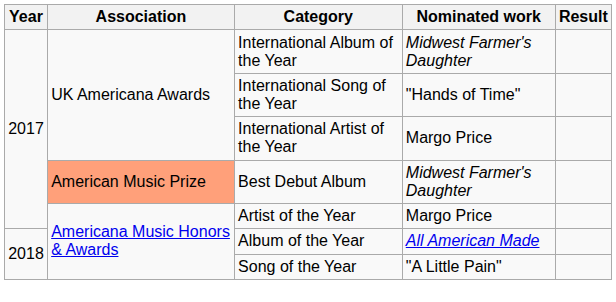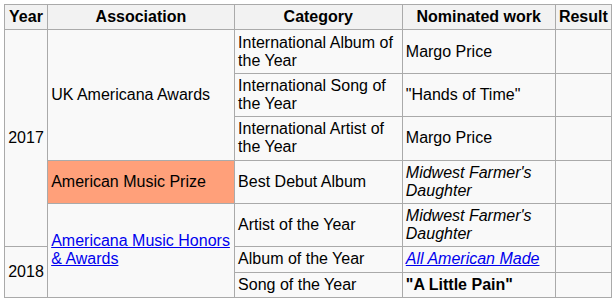(469, 51) Midwest Farmer's Daughter -> (449, 51) Margo Price
(449, 216) Margo Price -> (469, 225) Midwest Farmer's Daughter
(454, 266) normal -> (459, 284) bold
